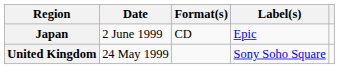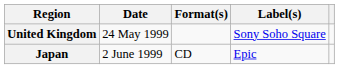rows swapped: (52, 53) <-> (52, 34)
